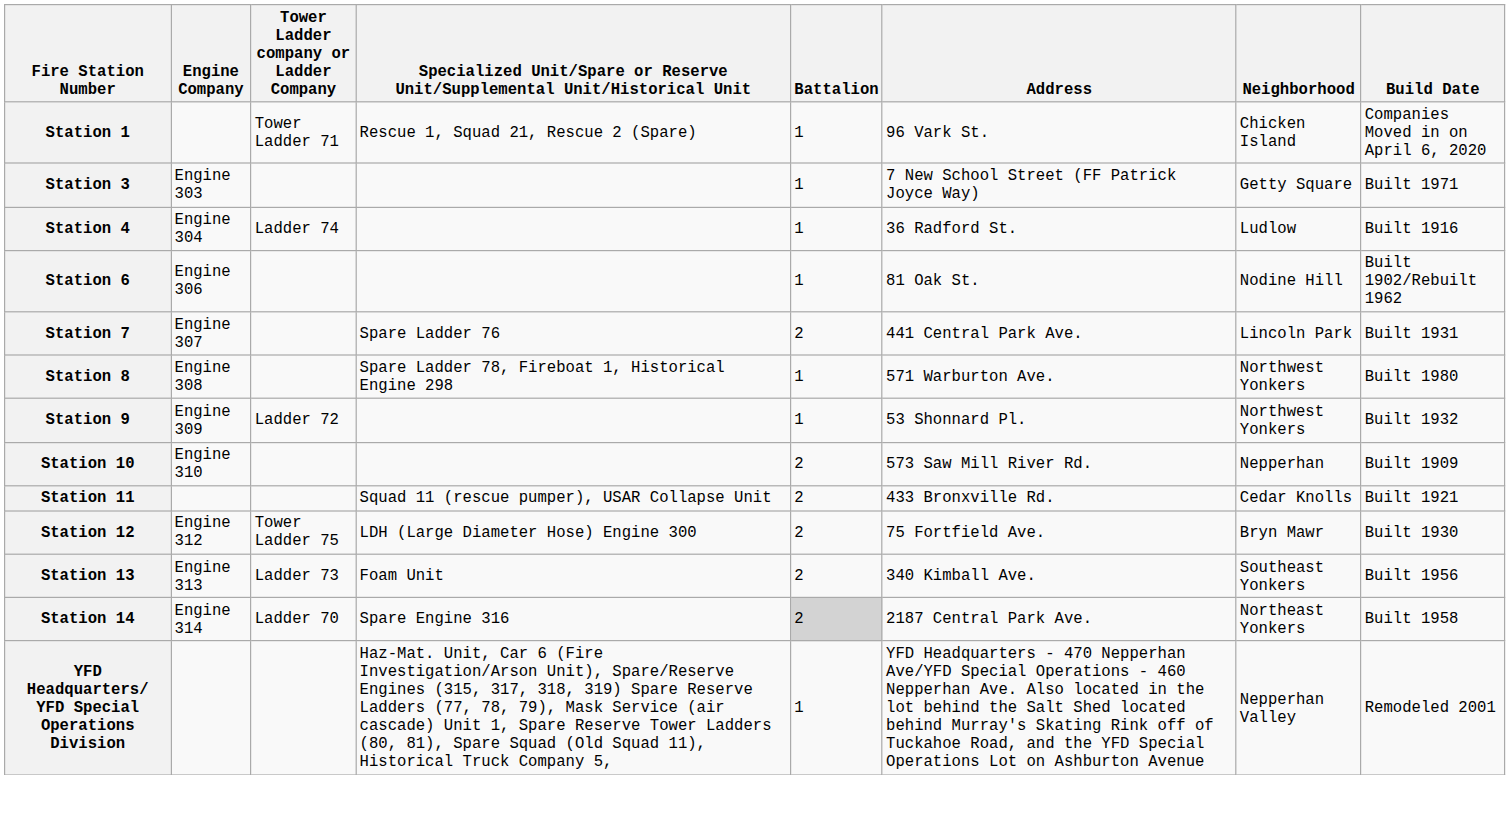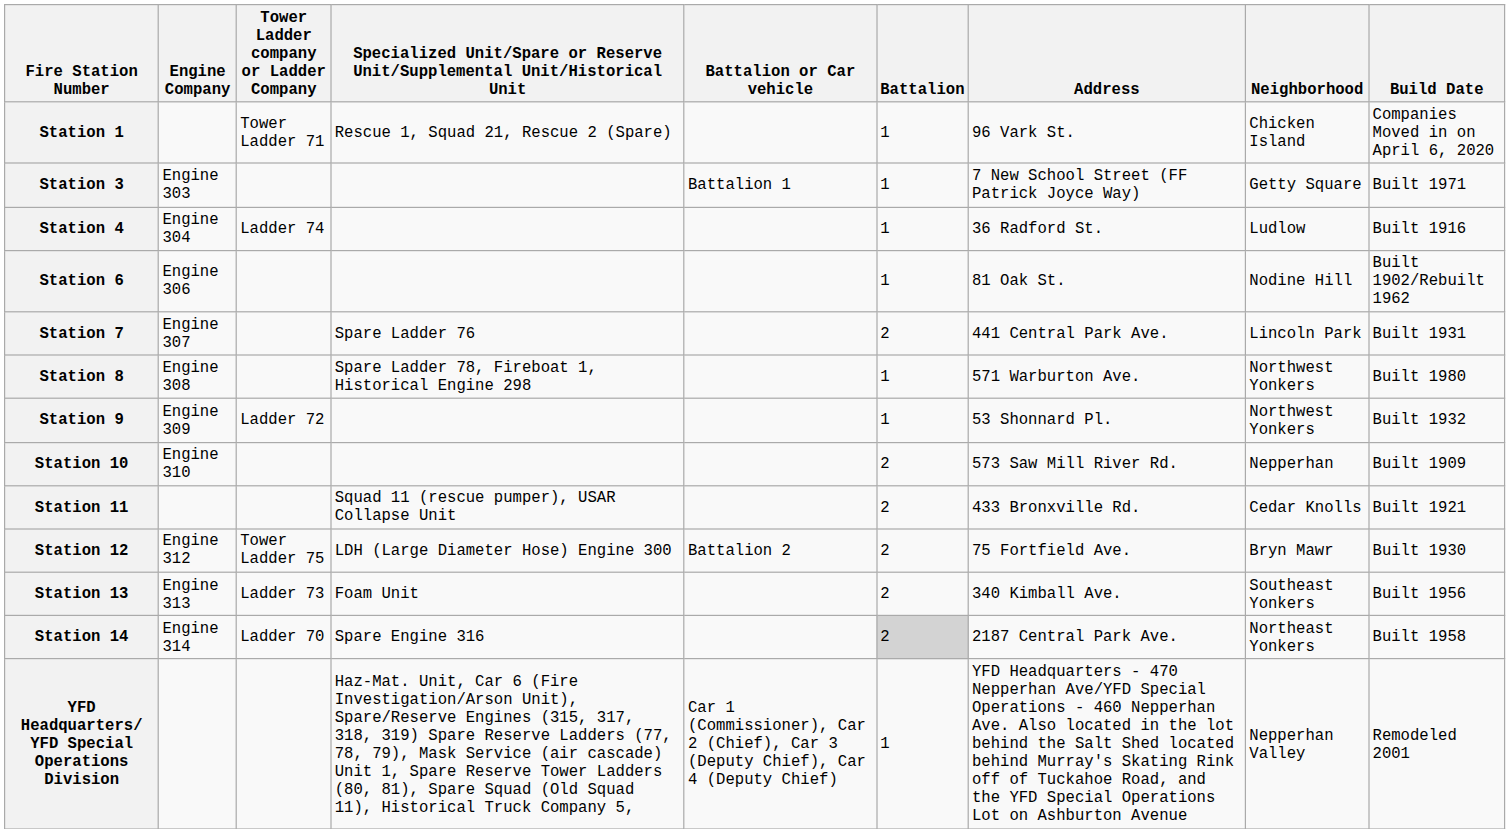+ column: (780, 80)
